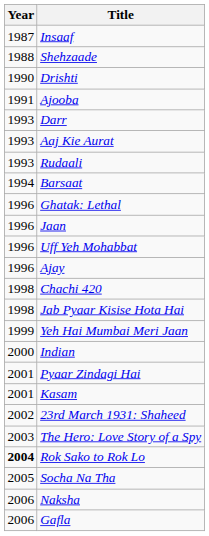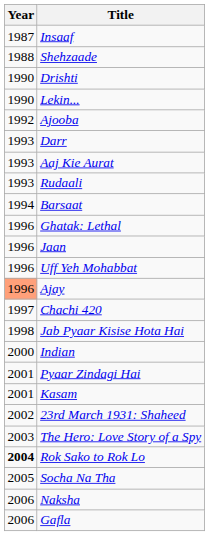+ row: (60, 99)
(21, 99) 1991 -> (21, 120) 1992
(21, 267) no background -> (21, 288) lightsalmon background
(21, 288) 1998 -> (21, 309) 1997
- row: (114, 330)
